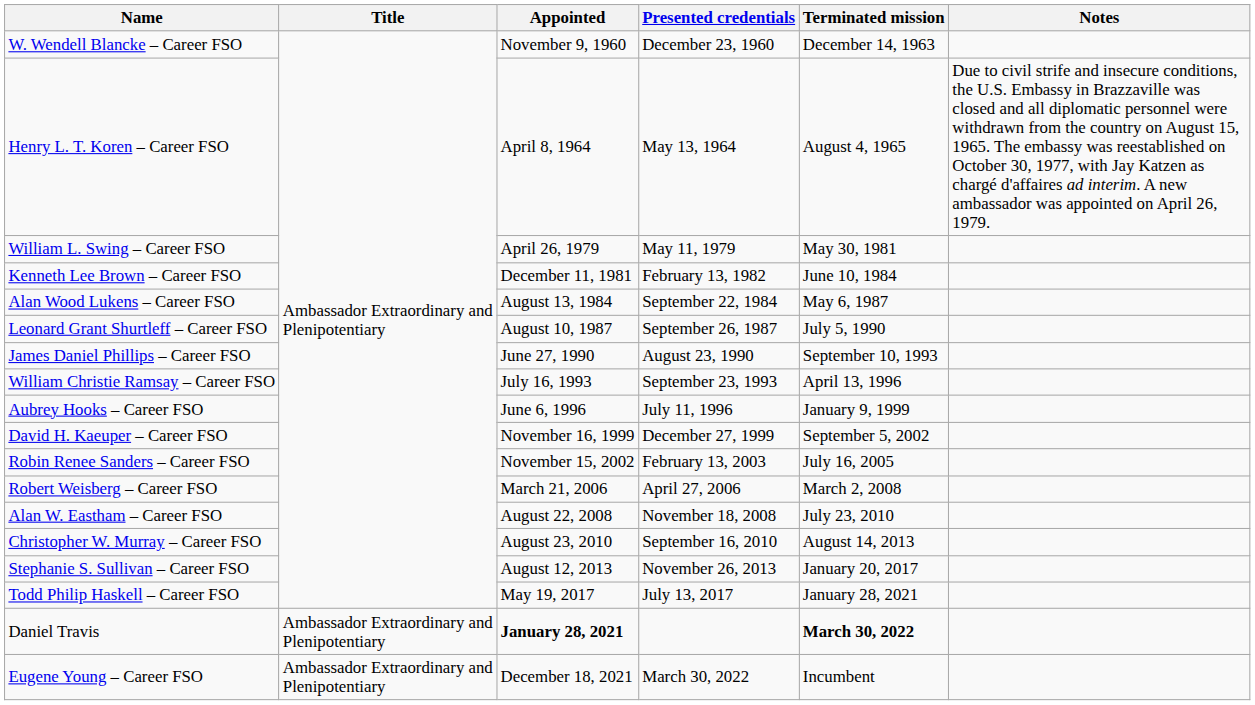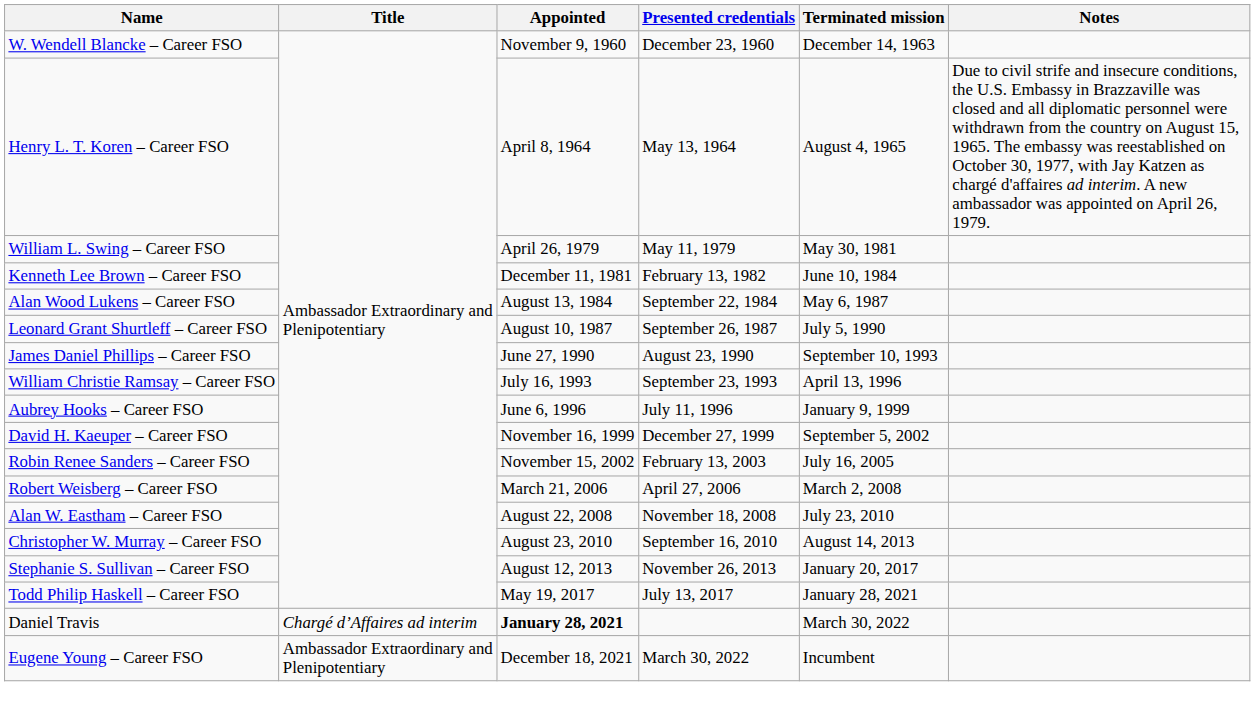(388, 631) Ambassador Extraordinary and Plenipotentiary -> (380, 621) Chargé d’Affaires ad interim
(858, 631) bold -> (856, 621) normal
